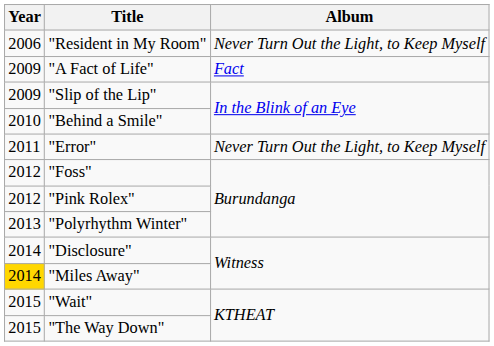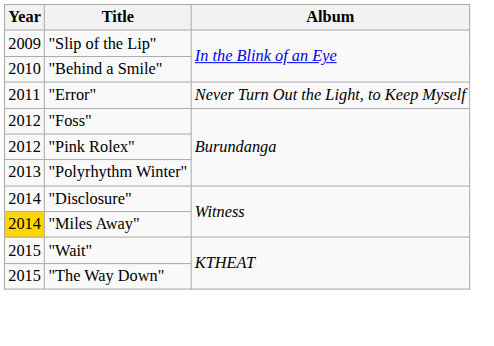- row: (127, 43)
- row: (101, 69)
